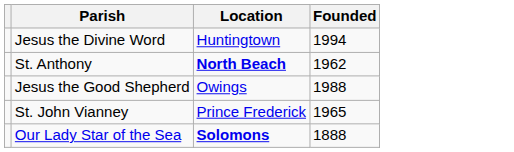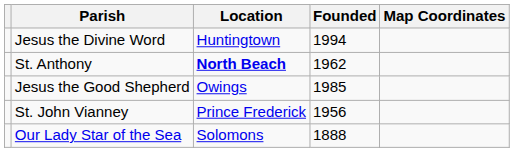+ column: (444, 16)
(330, 87) 1988 -> (330, 87) 1985
(330, 111) 1965 -> (330, 111) 1956
(233, 135) bold -> (230, 135) normal
